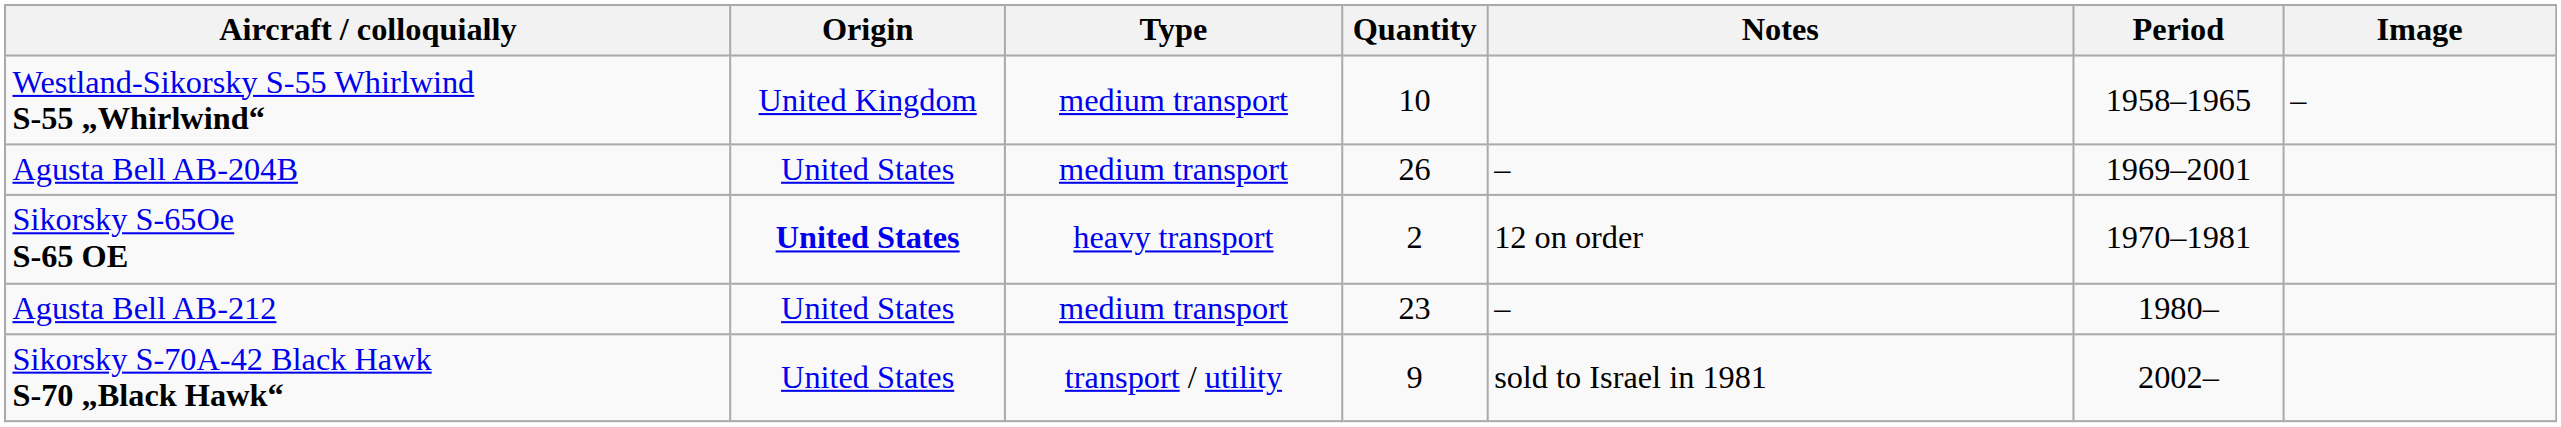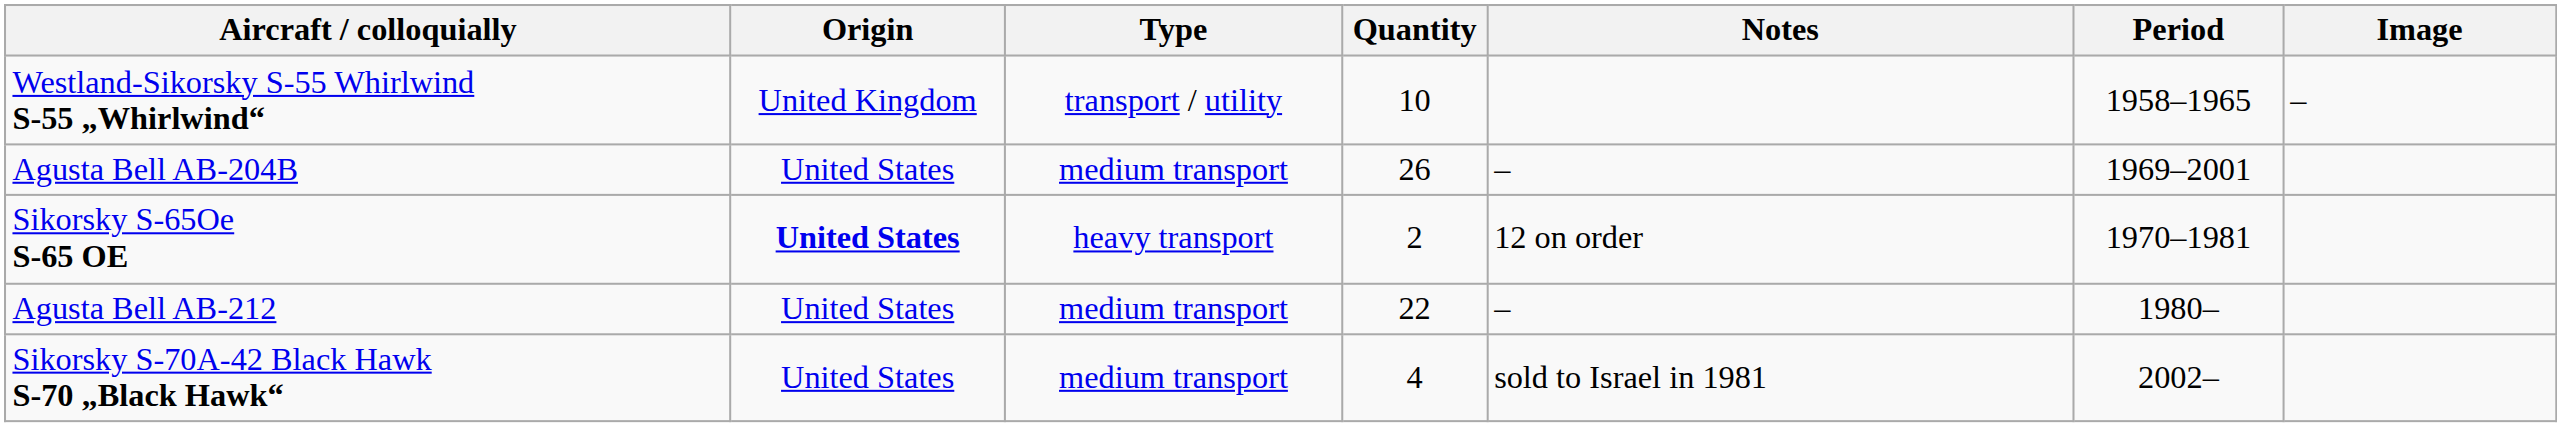(1173, 99) medium transport -> (1173, 99) transport / utility
(1415, 307) 23 -> (1415, 307) 22
(1173, 377) transport / utility -> (1173, 377) medium transport
(1415, 377) 9 -> (1415, 377) 4
